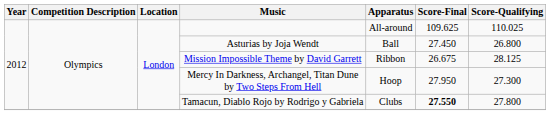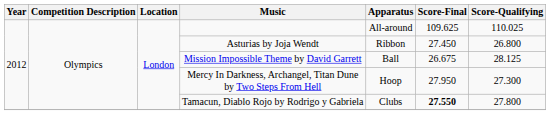(391, 43) Ball -> (391, 43) Ribbon
(391, 59) Ribbon -> (391, 59) Ball
